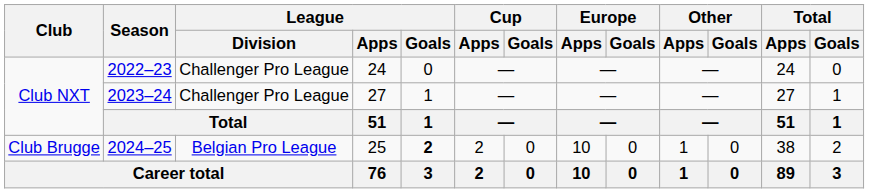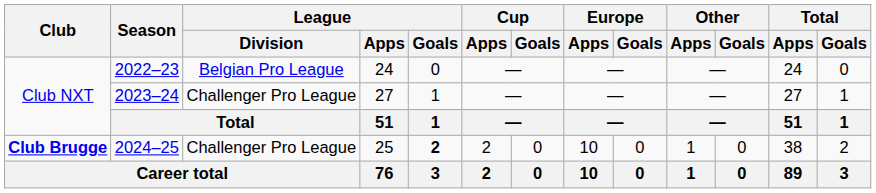(264, 69) Challenger Pro League -> (271, 69) Belgian Pro League
(54, 148) normal -> (58, 148) bold
(264, 148) Belgian Pro League -> (271, 148) Challenger Pro League
